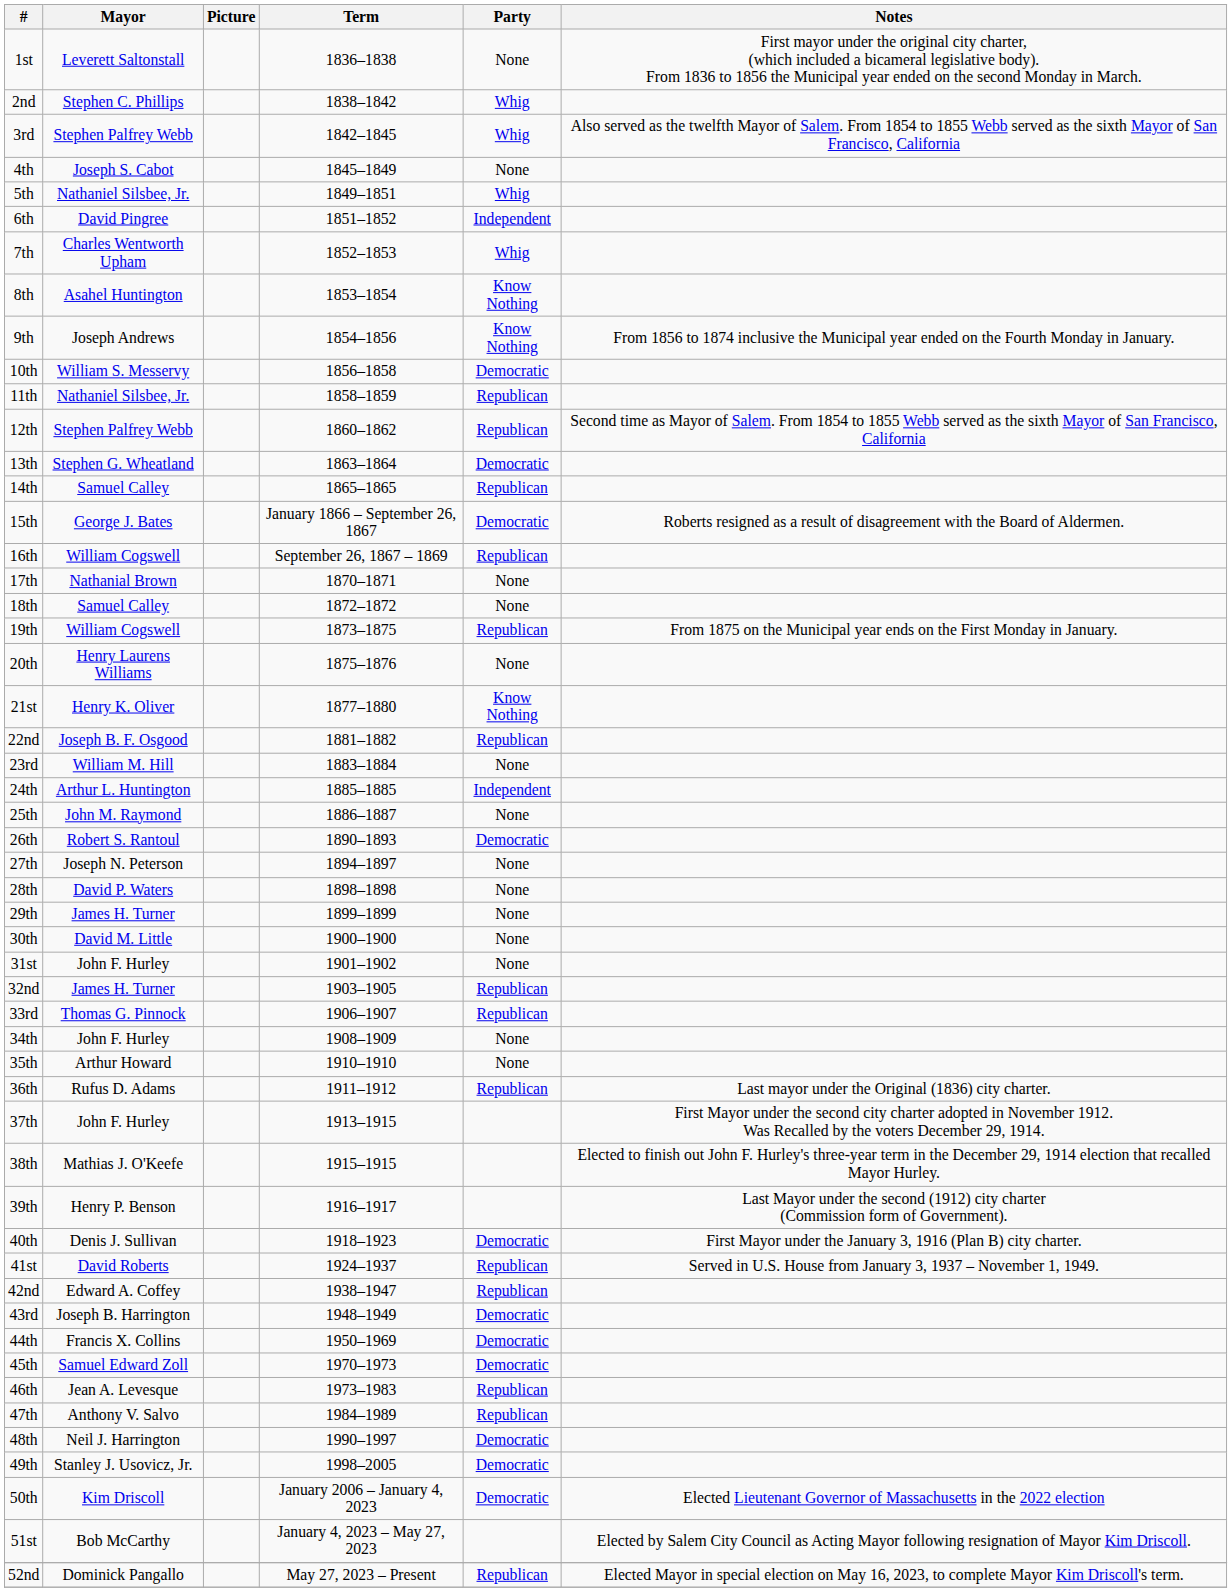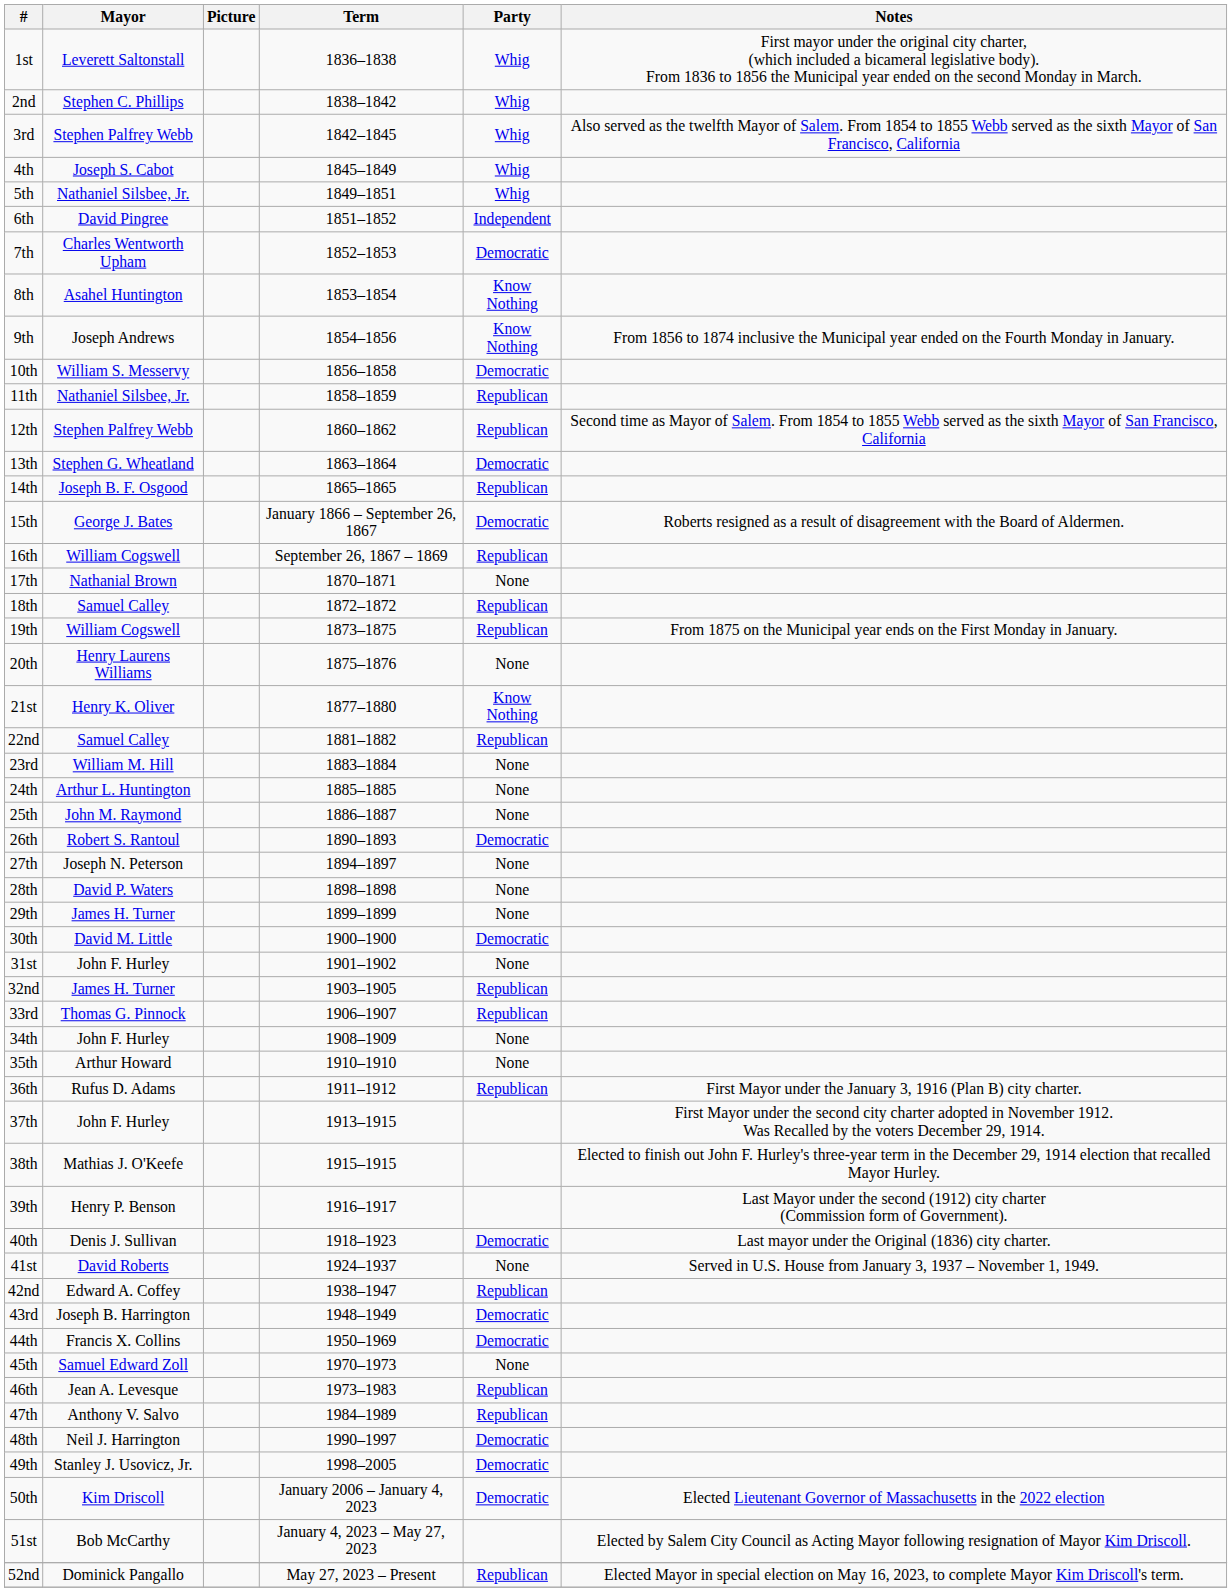(512, 59) None -> (512, 59) Whig
(512, 169) None -> (512, 169) Whig
(512, 252) Whig -> (512, 252) Democratic
(123, 488) Samuel Calley -> (123, 488) Joseph B. F. Osgood
(512, 605) None -> (512, 605) Republican
(123, 740) Joseph B. F. Osgood -> (123, 740) Samuel Calley
(512, 790) Independent -> (512, 790) None
(512, 939) None -> (512, 939) Democratic
(894, 1088) Last mayor under the Original (1836) city charter. -> (894, 1088) First Mayor under the January 3, 1916 (Plan B) city charter.
(894, 1240) First Mayor under the January 3, 1916 (Plan B) city charter. -> (894, 1240) Last mayor under the Original (1836) city charter.
(512, 1265) Republican -> (512, 1265) None
(512, 1365) Democratic -> (512, 1365) None
